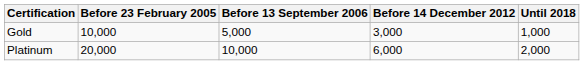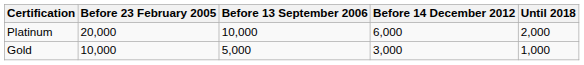rows swapped: (19, 32) <-> (30, 50)
